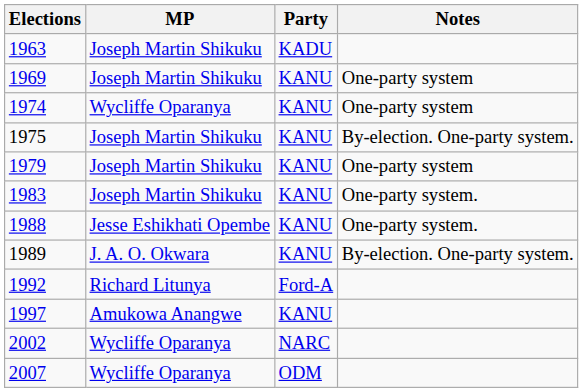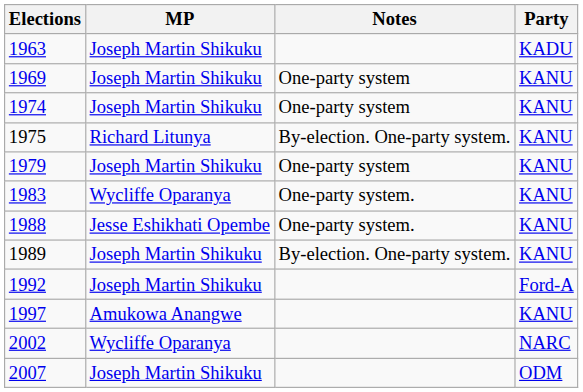columns swapped: (306, 19) <-> (458, 19)
(160, 107) Wycliffe Oparanya -> (176, 107) Joseph Martin Shikuku
(176, 136) Joseph Martin Shikuku -> (150, 136) Richard Litunya
(176, 195) Joseph Martin Shikuku -> (160, 195) Wycliffe Oparanya
(149, 254) J. A. O. Okwara -> (176, 254) Joseph Martin Shikuku
(150, 284) Richard Litunya -> (176, 284) Joseph Martin Shikuku
(160, 372) Wycliffe Oparanya -> (176, 372) Joseph Martin Shikuku
